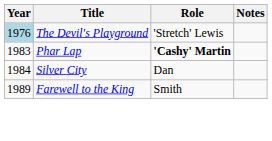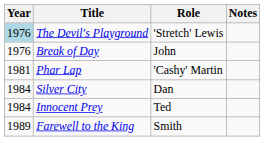+ row: (68, 51)
(19, 51) 1983 -> (19, 70) 1981
(192, 51) bold -> (188, 70) normal
+ row: (69, 107)
